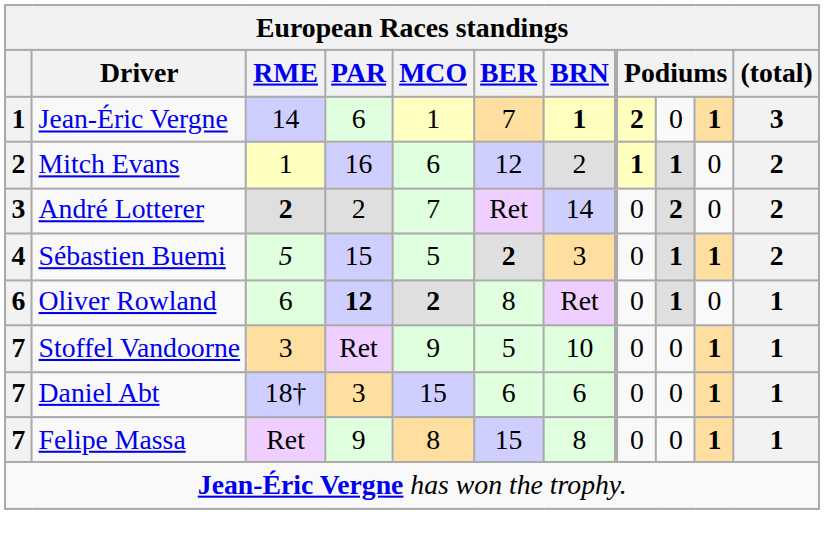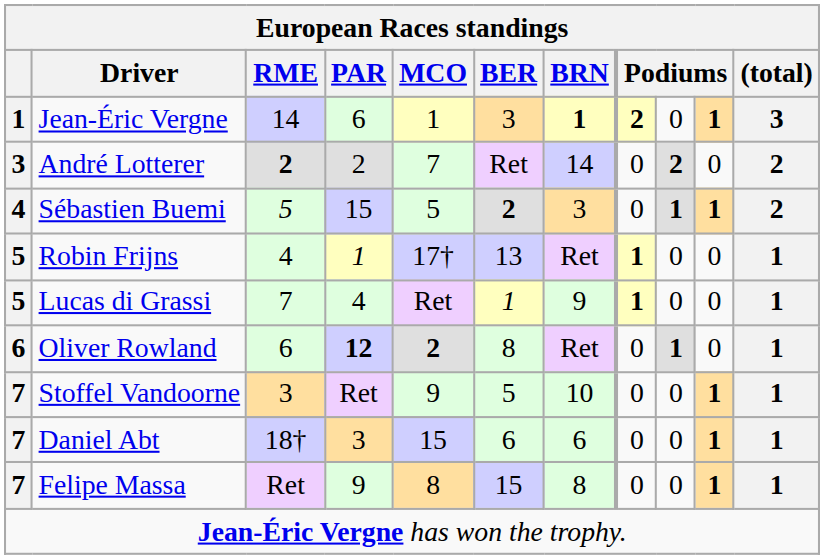(509, 118) 7 -> (509, 118) 3
- row: (109, 164)
+ row: (108, 255)
+ row: (125, 301)
